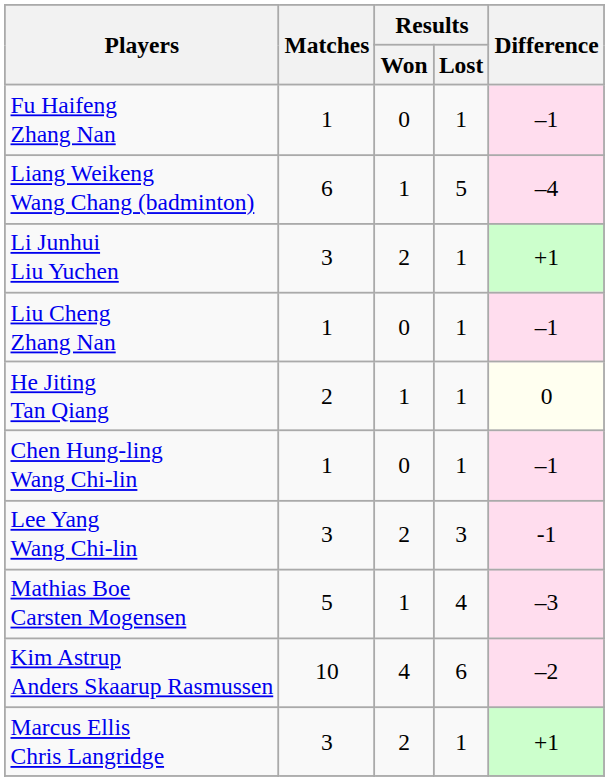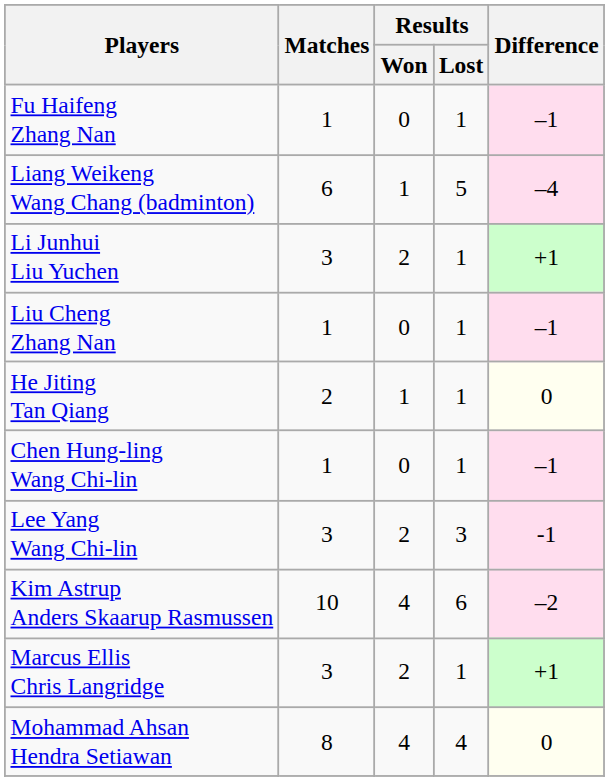- row: (98, 603)
+ row: (100, 741)
